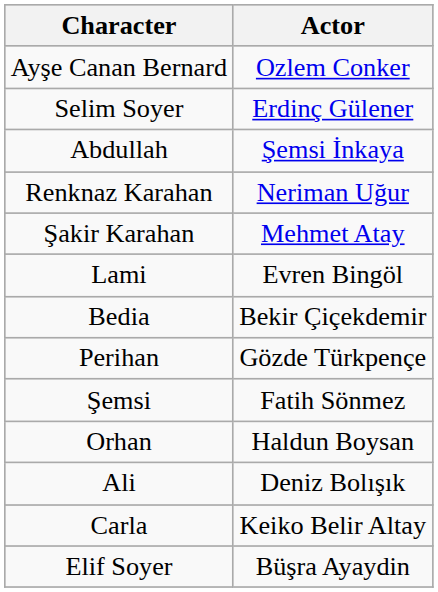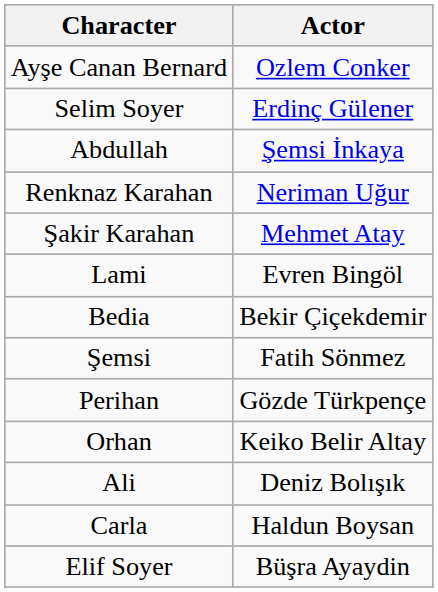rows swapped: (119, 399) <-> (119, 358)
(333, 441) Haldun Boysan -> (333, 441) Keiko Belir Altay
(333, 524) Keiko Belir Altay -> (333, 524) Haldun Boysan
